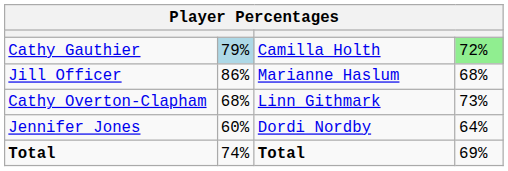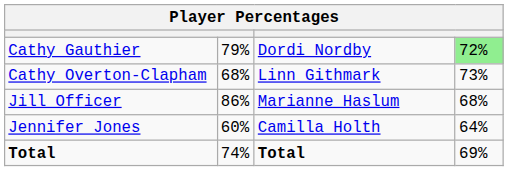(235, 51) lightblue background -> (235, 51) no background
(319, 51) Camilla Holth -> (314, 51) Dordi Nordby
rows swapped: (65, 76) <-> (107, 102)
(314, 127) Dordi Nordby -> (319, 127) Camilla Holth
